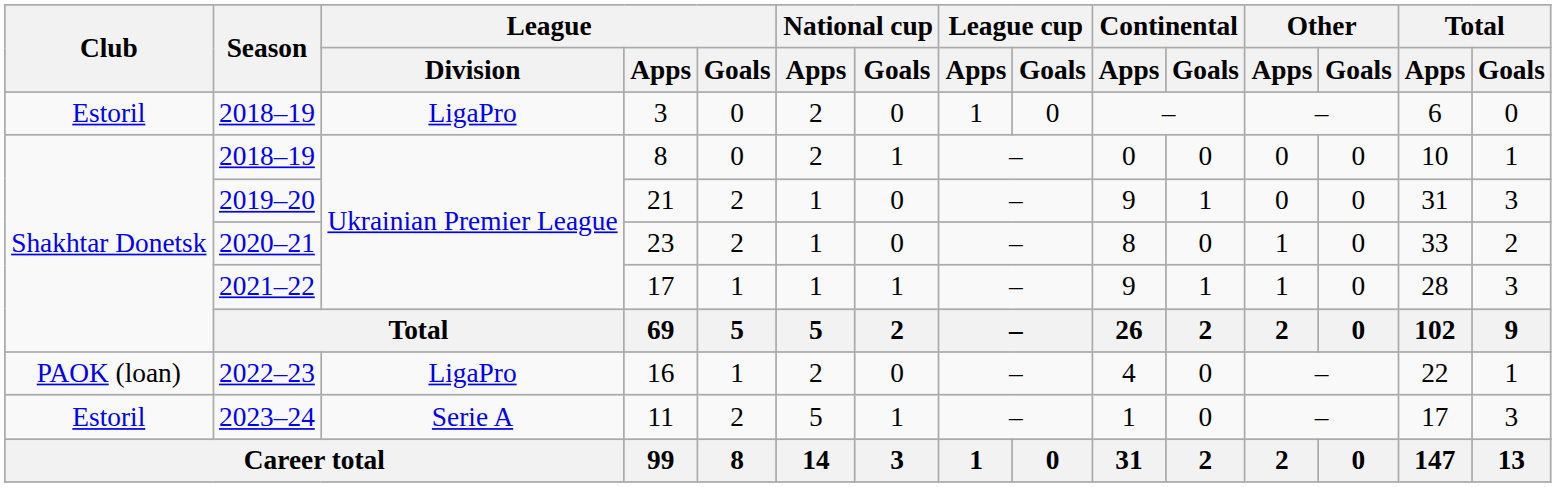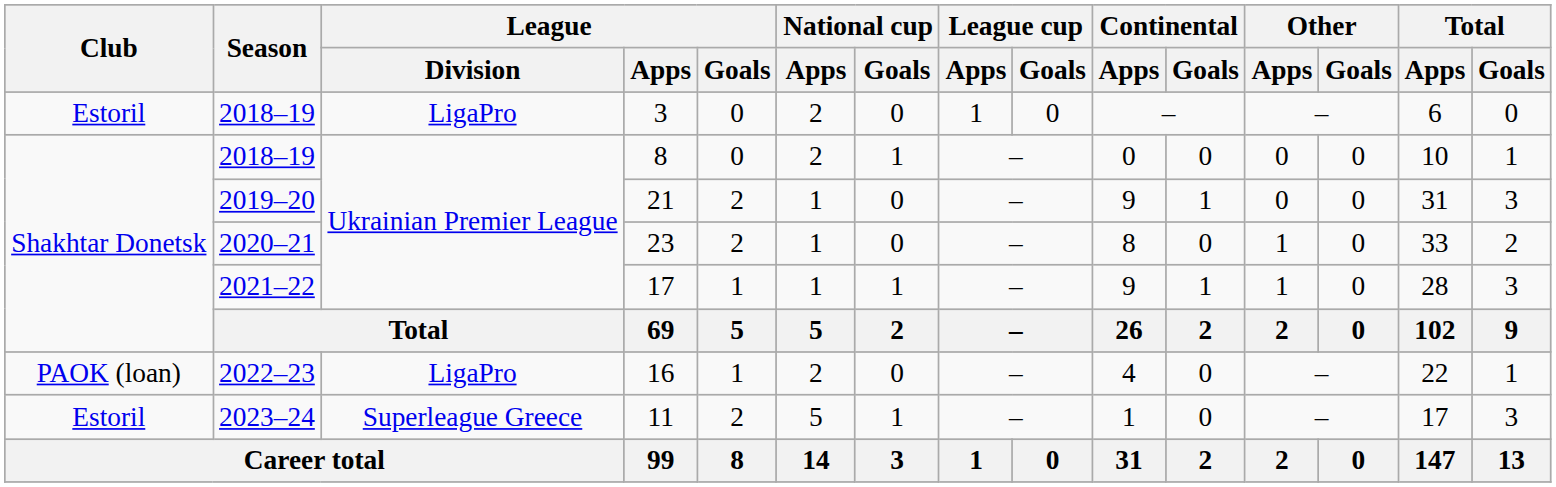(473, 416) Serie A -> (473, 416) Superleague Greece
